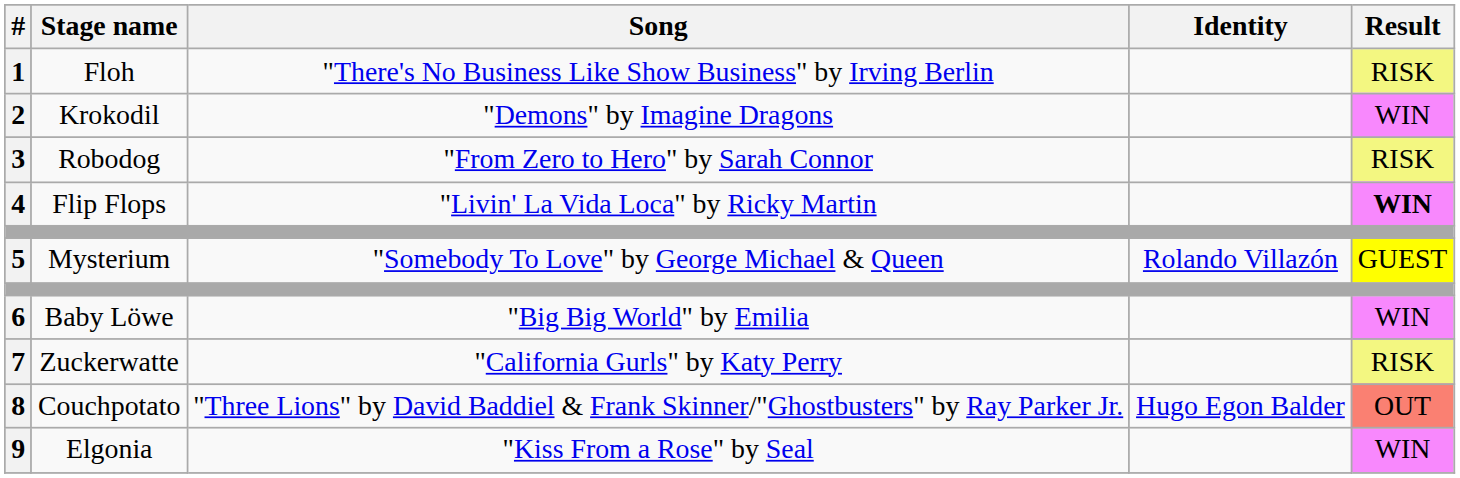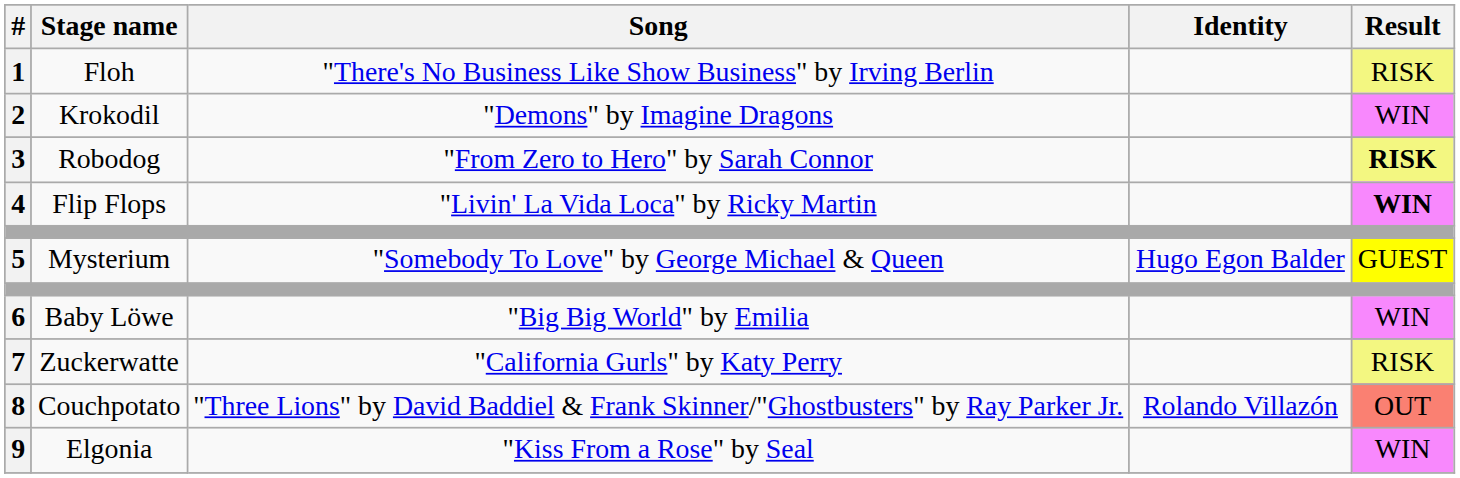(1403, 159) normal -> (1403, 159) bold
(1240, 260) Rolando Villazón -> (1240, 260) Hugo Egon Balder
(1240, 405) Hugo Egon Balder -> (1240, 405) Rolando Villazón
